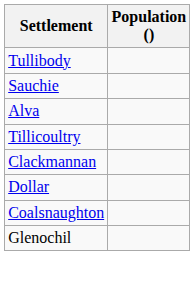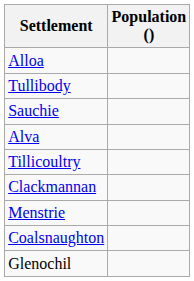+ row: (26, 60)
+ row: (37, 212)
- row: (29, 187)
